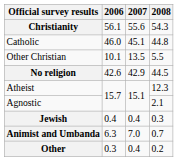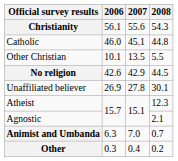+ row: (46, 88)
- row: (53, 118)
